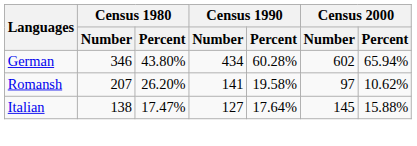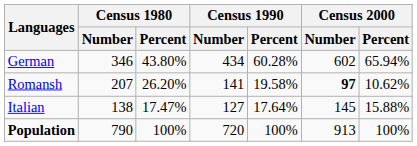(348, 84) normal -> (348, 84) bold
+ row: (41, 130)
